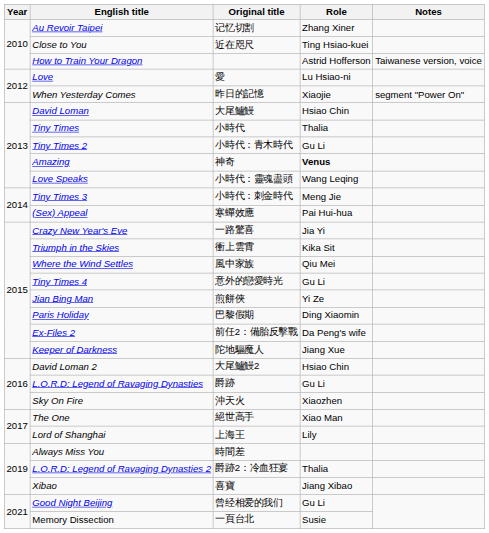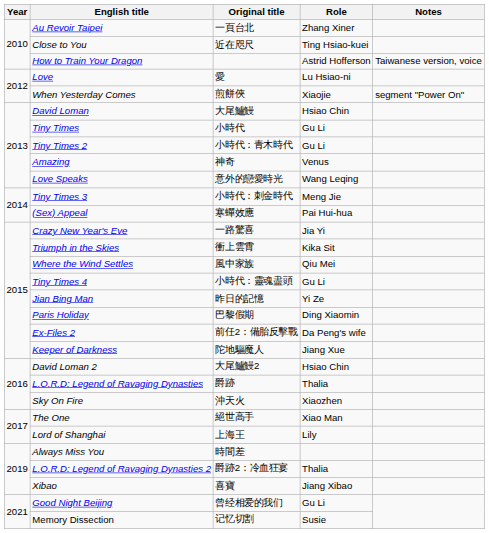(235, 27) 记忆切割 -> (235, 27) 一頁台北
(239, 94) 昨日的記憶 -> (230, 94) 煎餅俠
(315, 128) Thalia -> (314, 128) Gu Li
(316, 162) bold -> (315, 162) normal
(254, 179) 小時代：靈魂盡頭 -> (249, 179) 意外的戀愛時光
(249, 281) 意外的戀愛時光 -> (254, 281) 小時代：靈魂盡頭
(230, 298) 煎餅俠 -> (239, 298) 昨日的記憶
(314, 383) Gu Li -> (315, 383) Thalia
(235, 519) 一頁台北 -> (235, 519) 记忆切割
